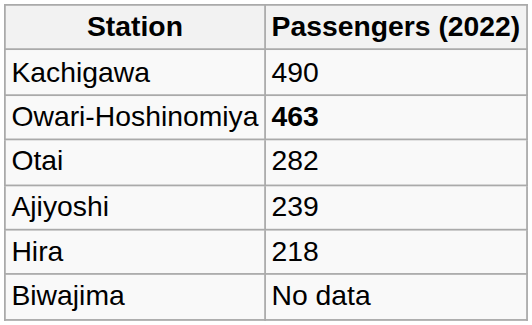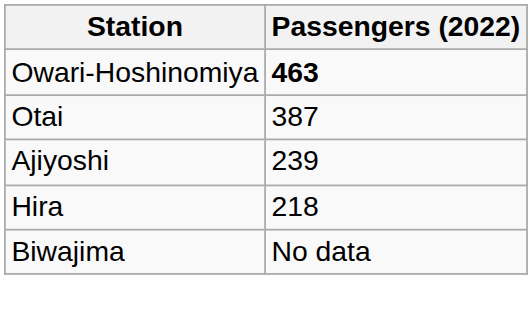- row: (81, 71)
(295, 161) 282 -> (295, 116) 387
